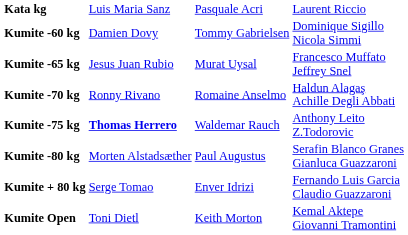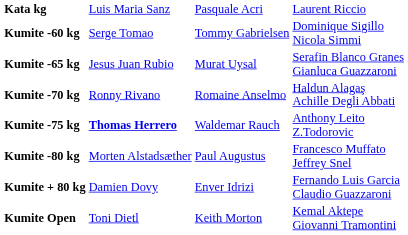(123, 33) Damien Dovy -> (121, 33) Serge Tomao
(339, 64) Francesco Muffato Jeffrey Snel -> (348, 64) Serafin Blanco Granes Gianluca Guazzaroni
(348, 156) Serafin Blanco Granes Gianluca Guazzaroni -> (339, 156) Francesco Muffato Jeffrey Snel
(121, 187) Serge Tomao -> (123, 187) Damien Dovy
